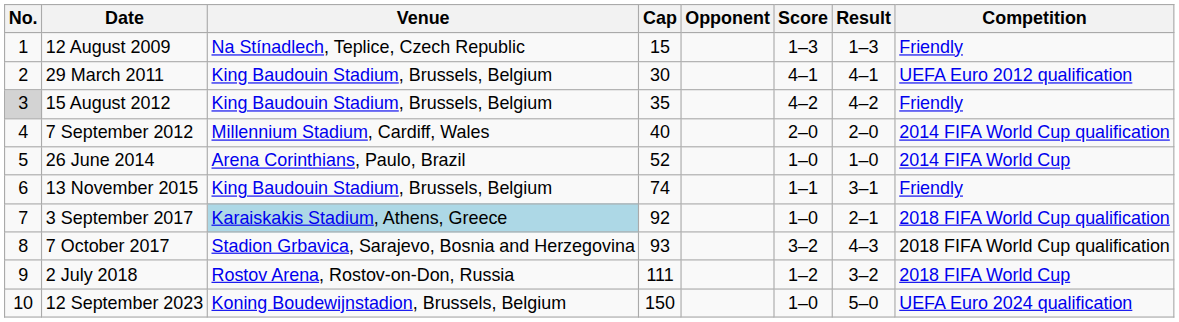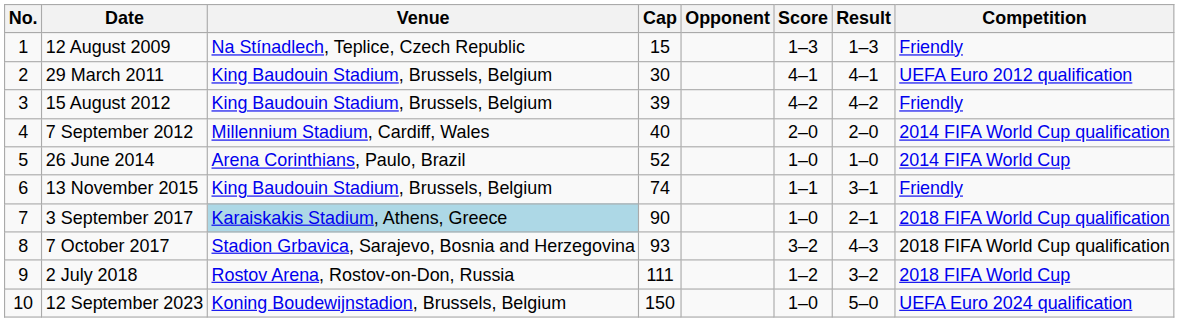(23, 103) lightgrey background -> (23, 103) no background
(660, 103) 35 -> (660, 103) 39
(660, 217) 92 -> (660, 217) 90
